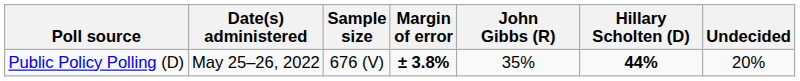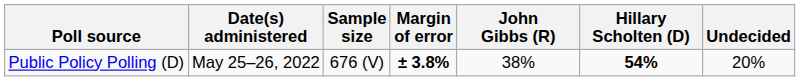(518, 63) 35% -> (518, 63) 38%
(641, 63) 44% -> (641, 63) 54%
